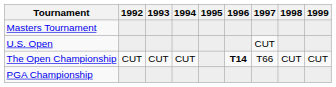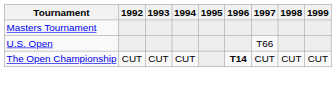(265, 44) CUT -> (265, 44) T66
(265, 59) T66 -> (265, 59) CUT
- row: (50, 75)
